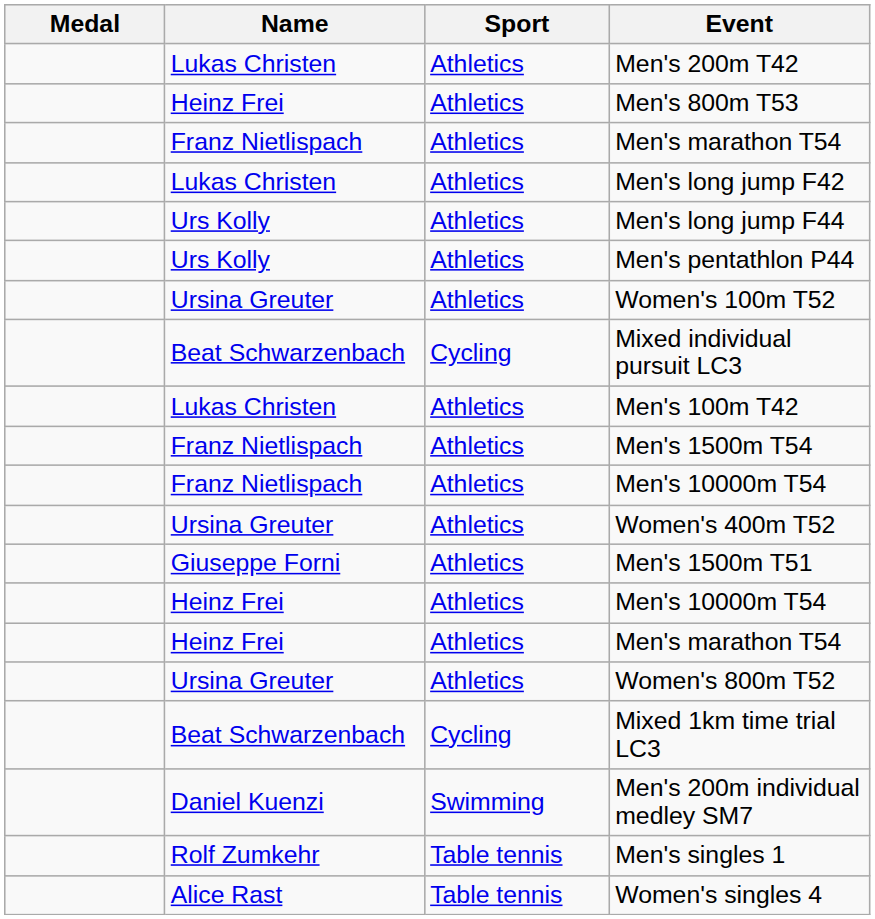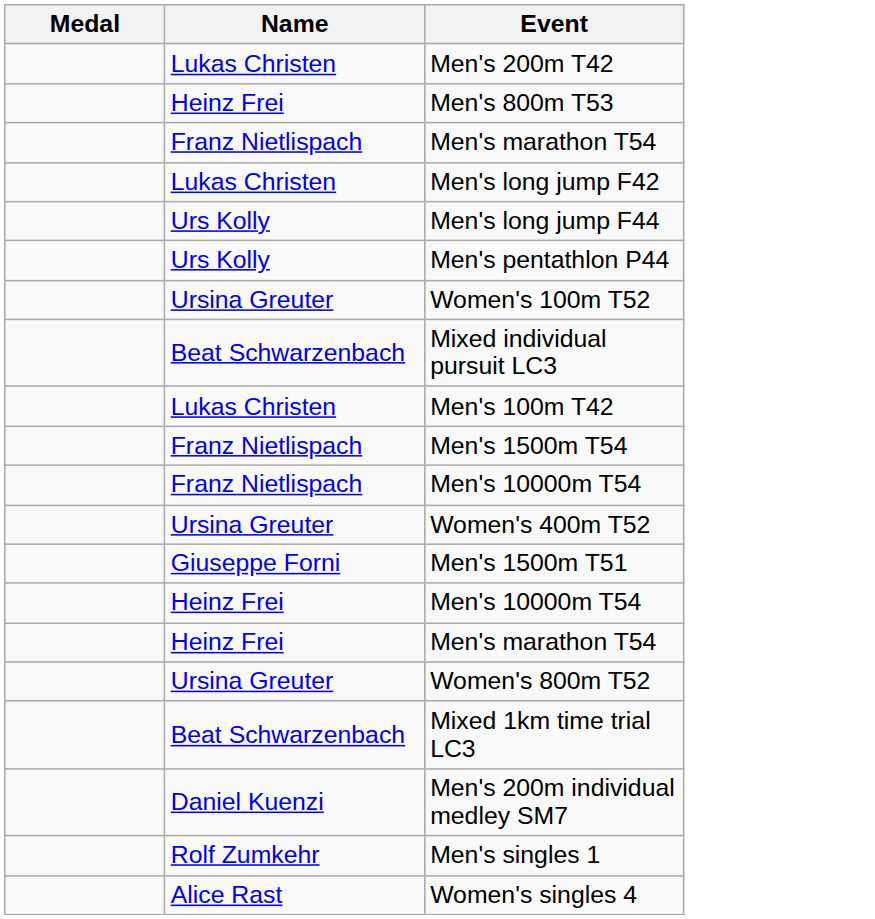- column: (517, 24)
